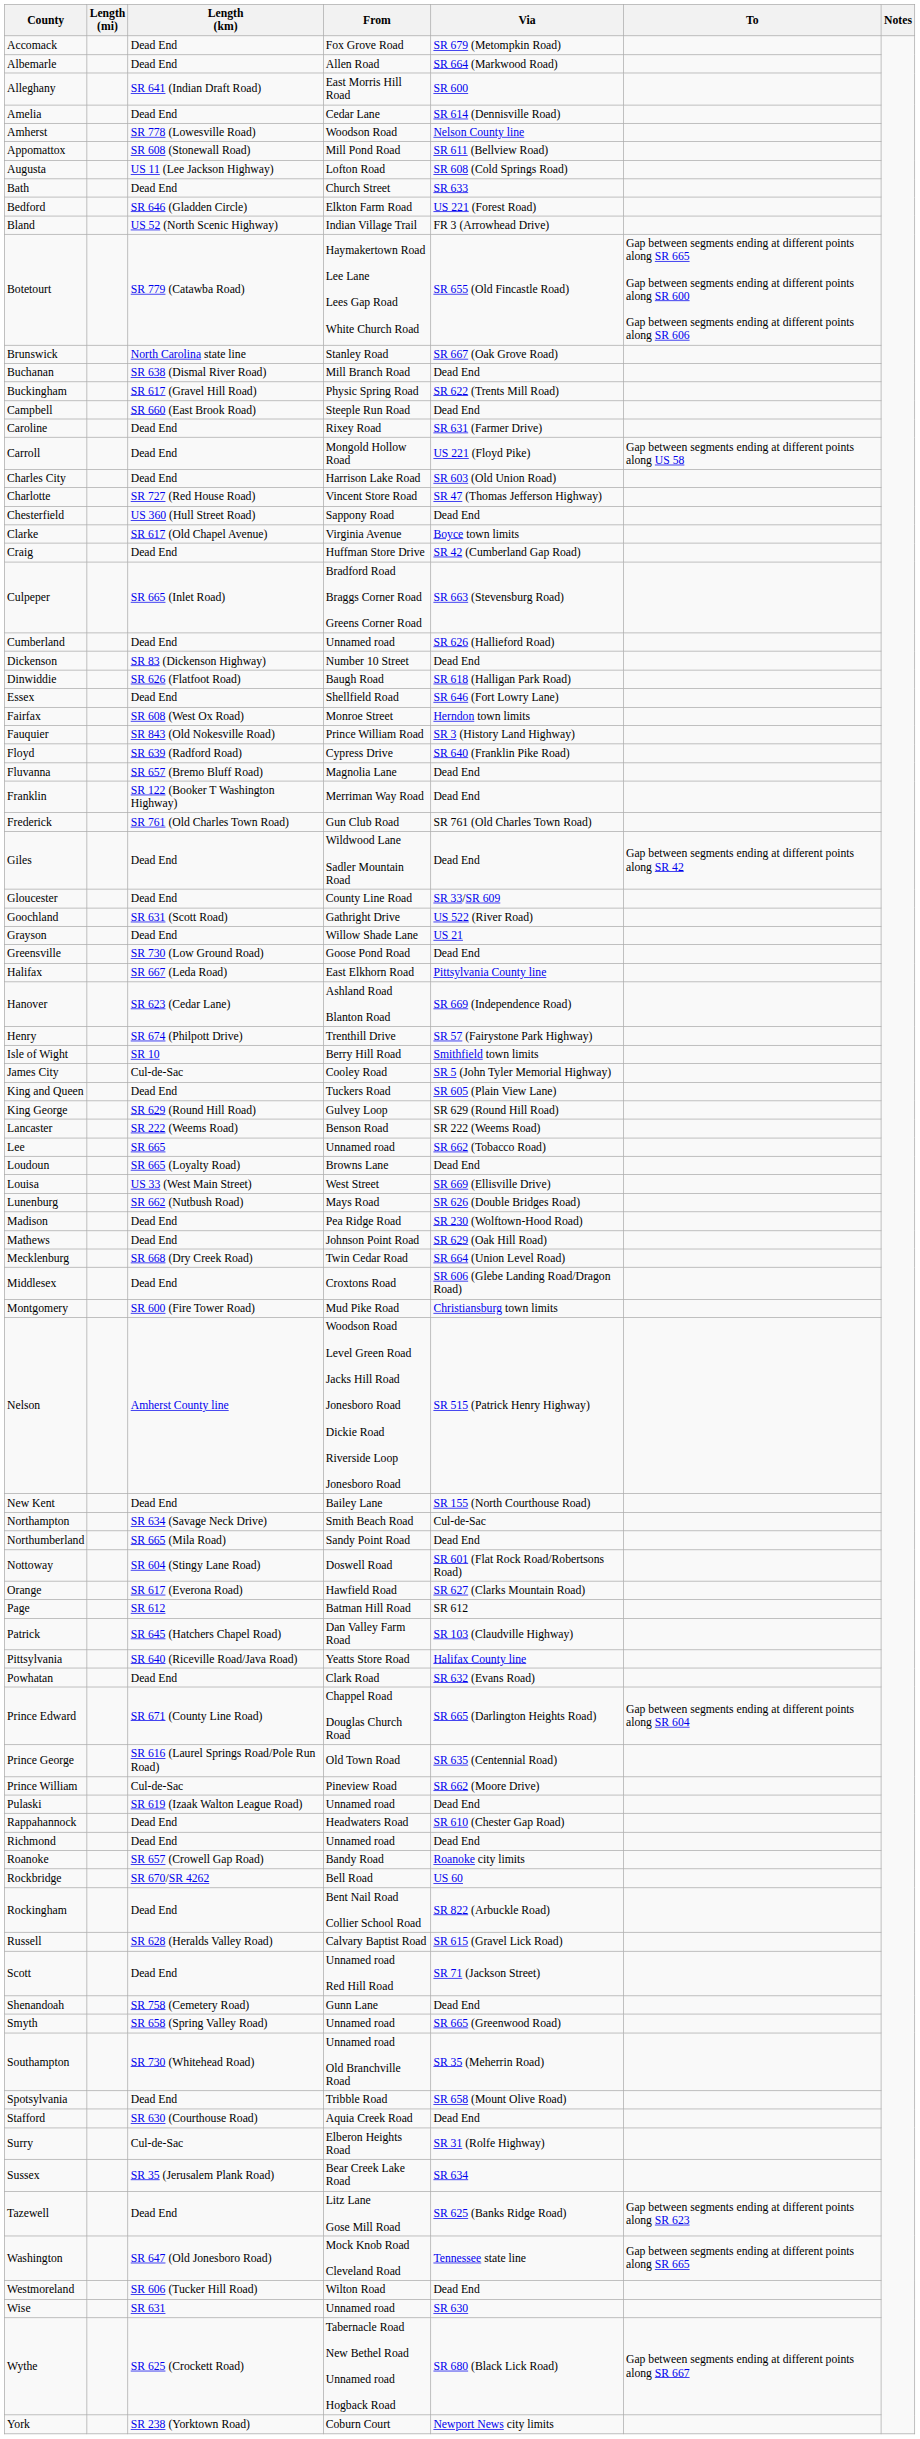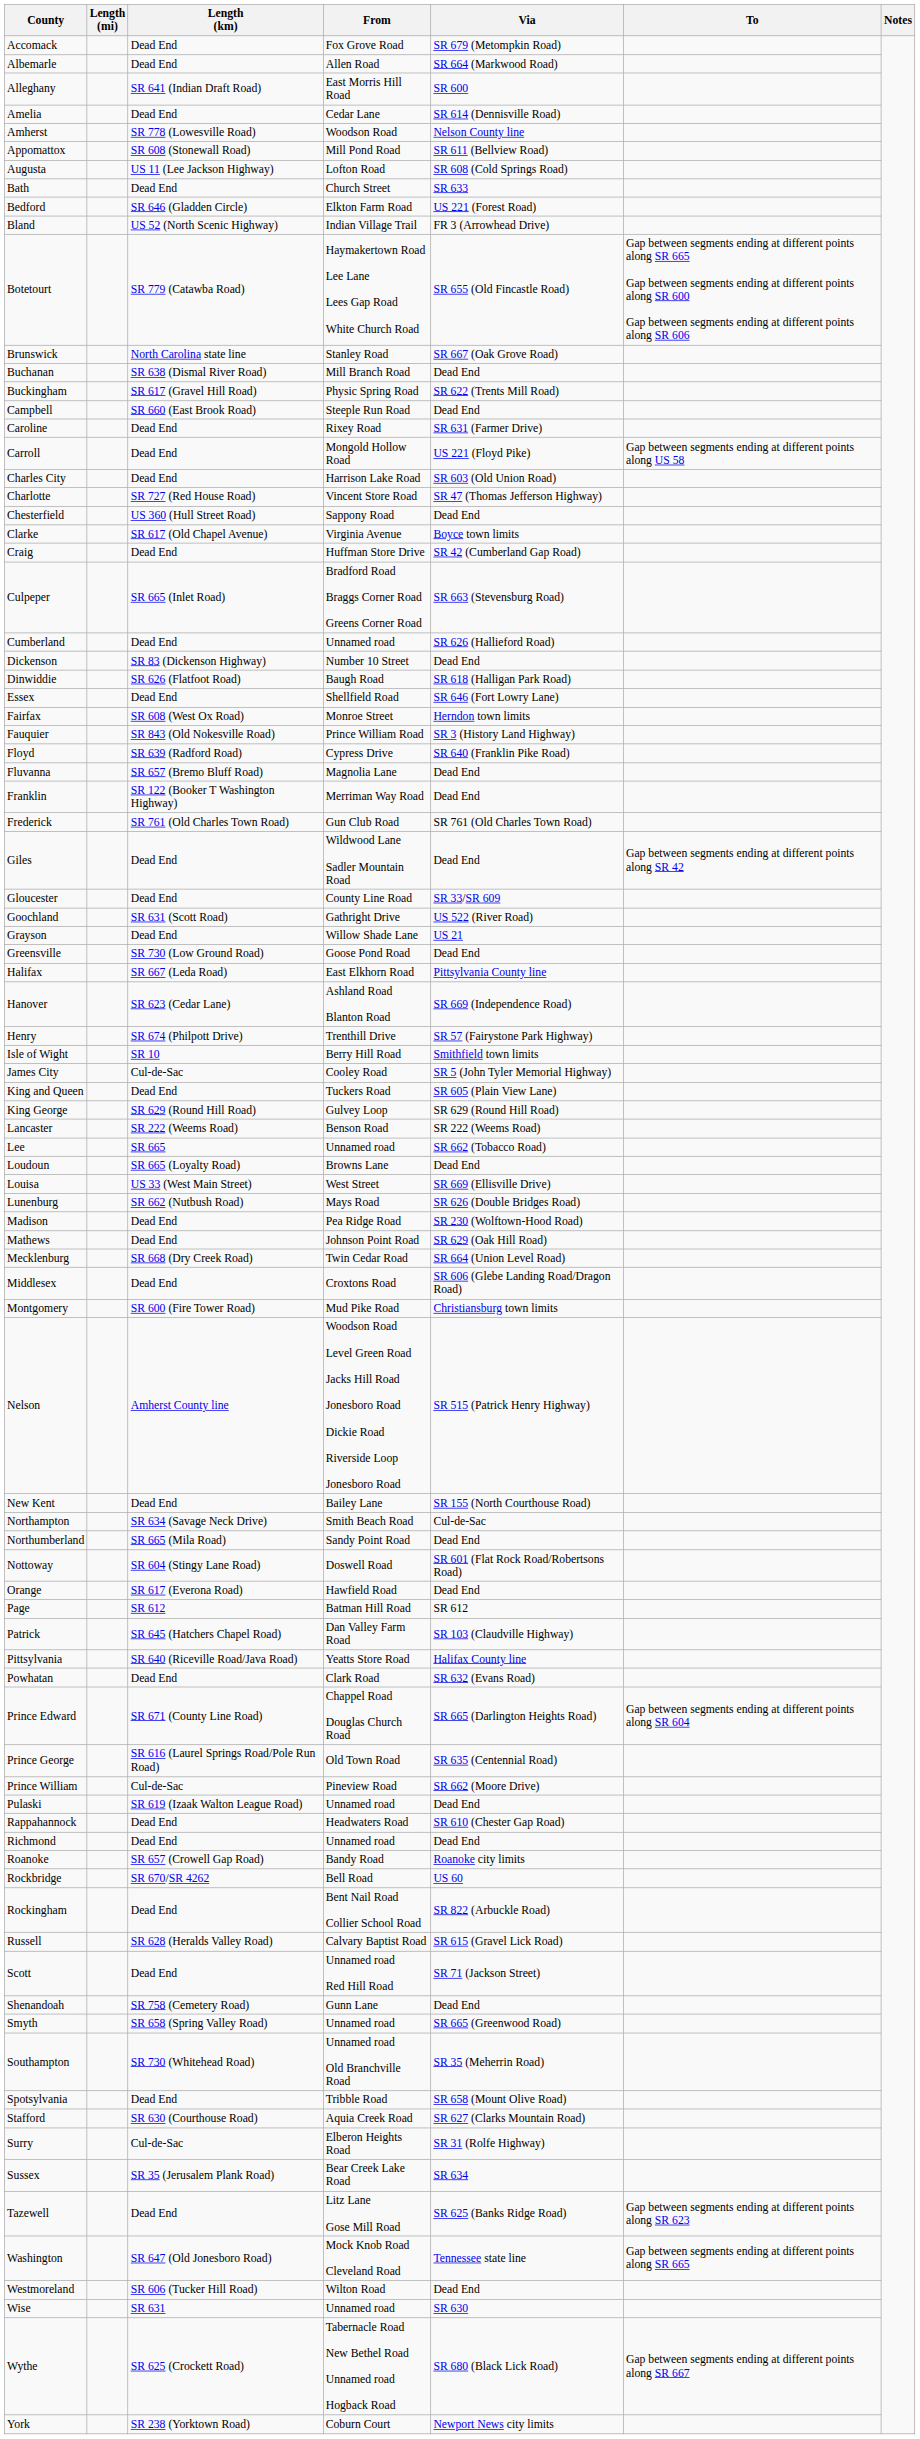(509, 1590) SR 627 (Clarks Mountain Road) -> (457, 1590) Dead End
(457, 2118) Dead End -> (509, 2118) SR 627 (Clarks Mountain Road)
